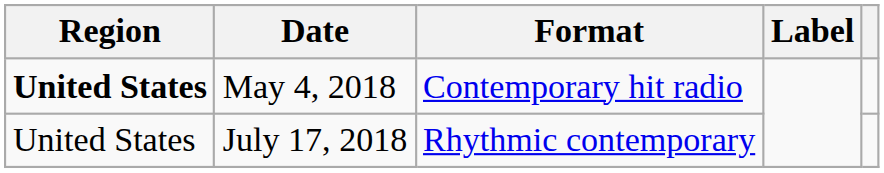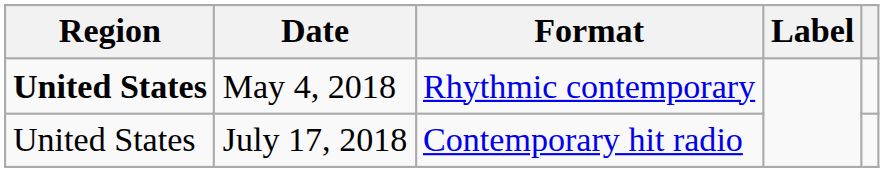(583, 85) Contemporary hit radio -> (589, 85) Rhythmic contemporary
(589, 139) Rhythmic contemporary -> (583, 139) Contemporary hit radio
